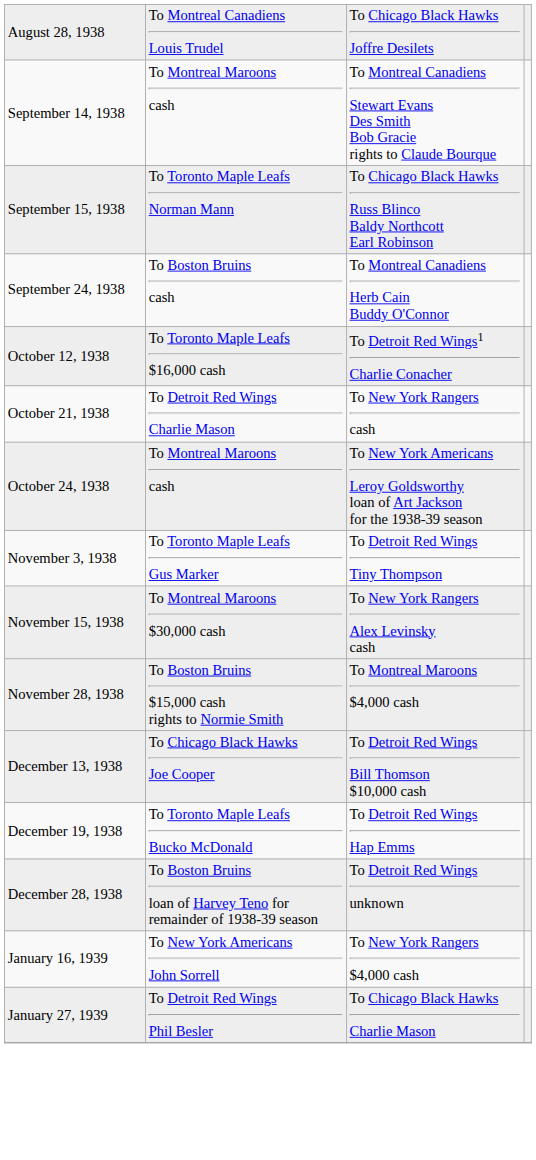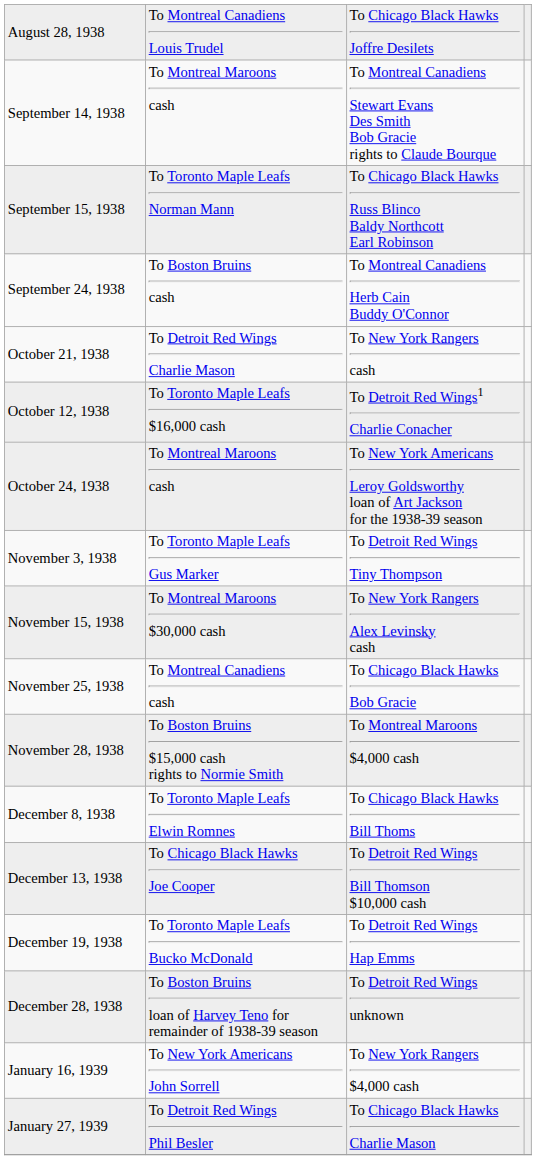rows swapped: (59, 356) <-> (59, 413)
+ row: (66, 686)
+ row: (61, 814)
